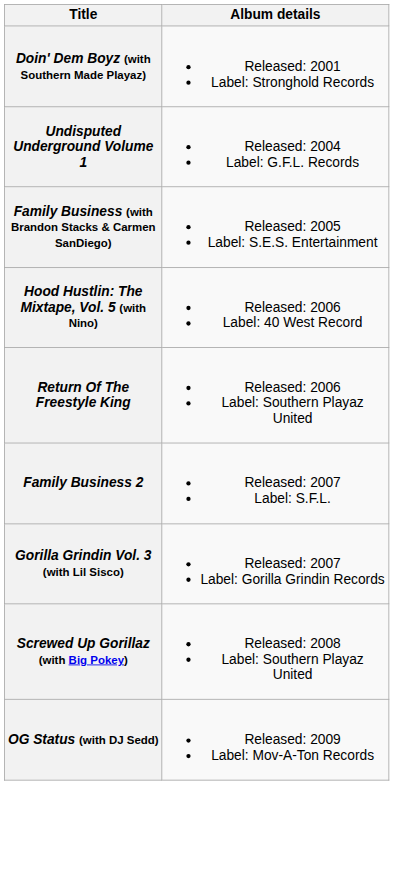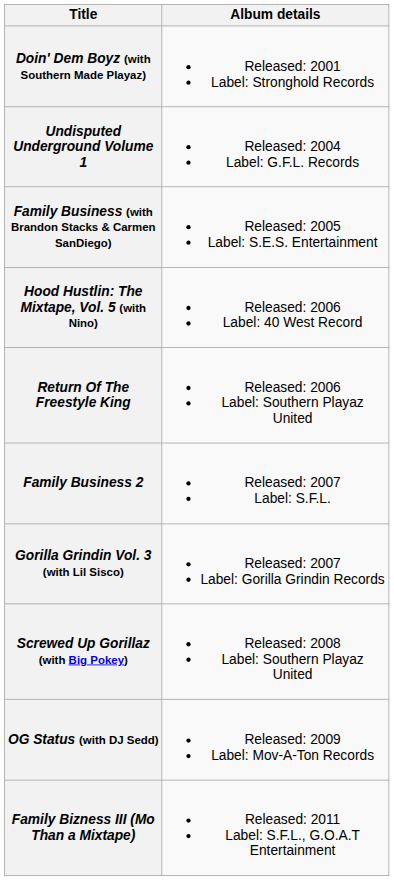+ row: (83, 827)
